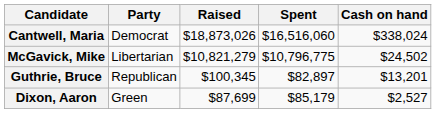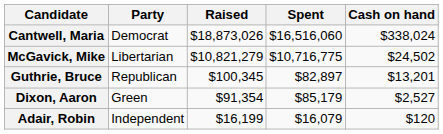(298, 56) $10,796,775 -> (306, 56) $10,716,775
(232, 98) $87,699 -> (239, 98) $91,354
+ row: (56, 118)
